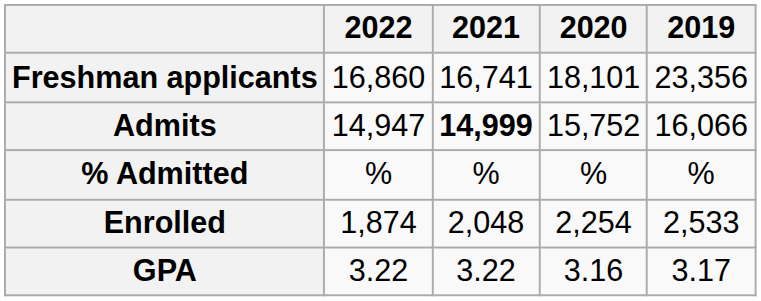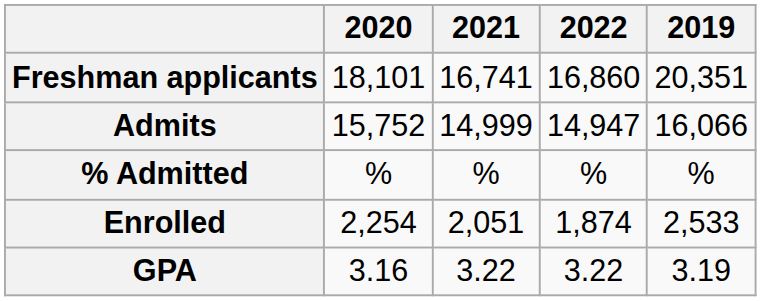columns swapped: (379, 28) <-> (594, 28)
(701, 77) 23,356 -> (701, 77) 20,351
(486, 125) bold -> (486, 125) normal
(486, 222) 2,048 -> (486, 222) 2,051
(701, 271) 3.17 -> (701, 271) 3.19
